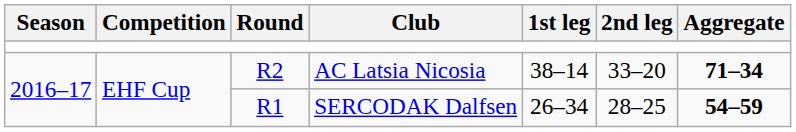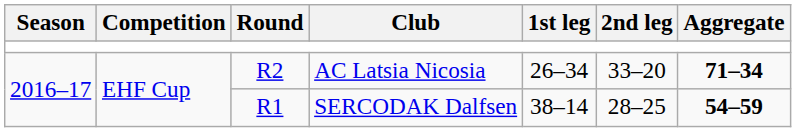(559, 70) 38–14 -> (559, 70) 26–34
(559, 107) 26–34 -> (559, 107) 38–14
